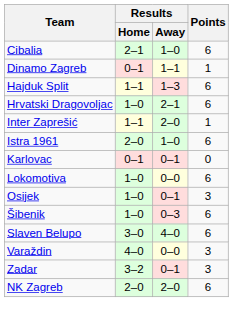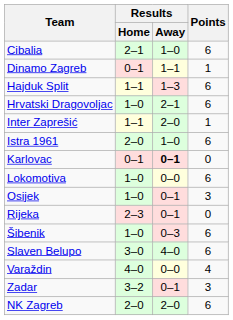(170, 159) normal -> (170, 159) bold
+ row: (23, 214)
(208, 251) 3 -> (208, 269) 4
